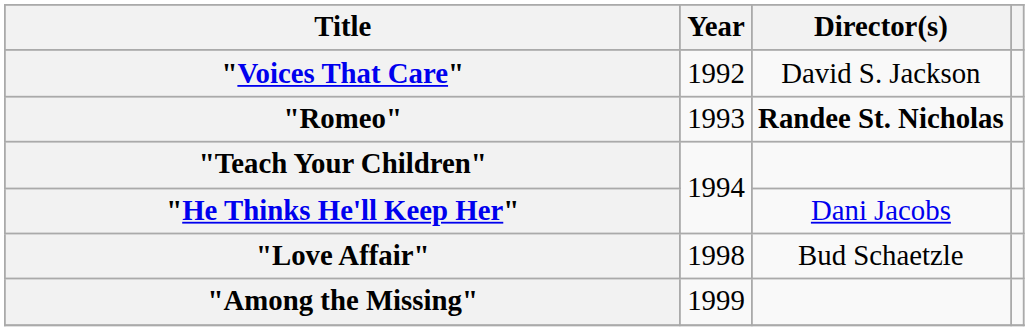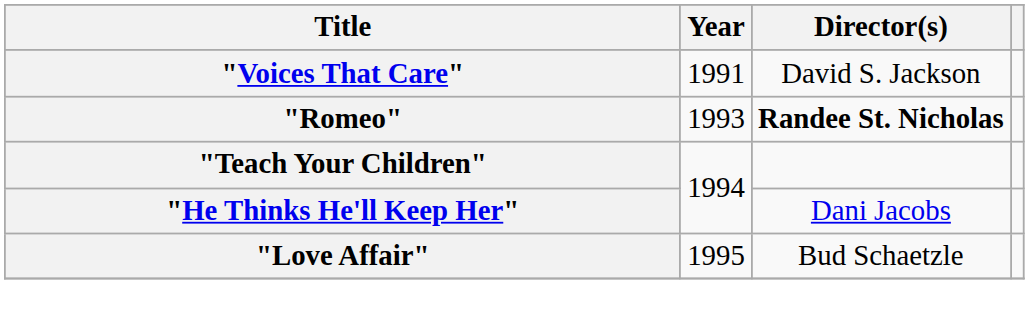(716, 73) 1992 -> (716, 73) 1991
(716, 255) 1998 -> (716, 255) 1995
- row: (343, 301)
